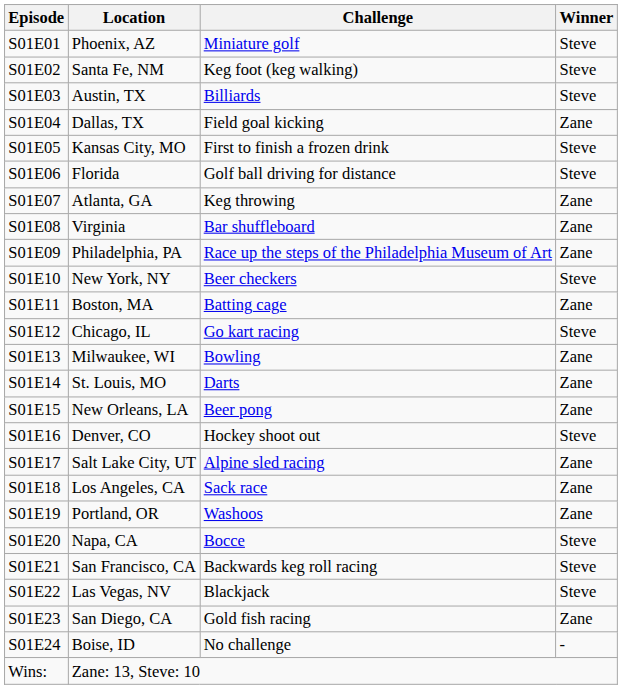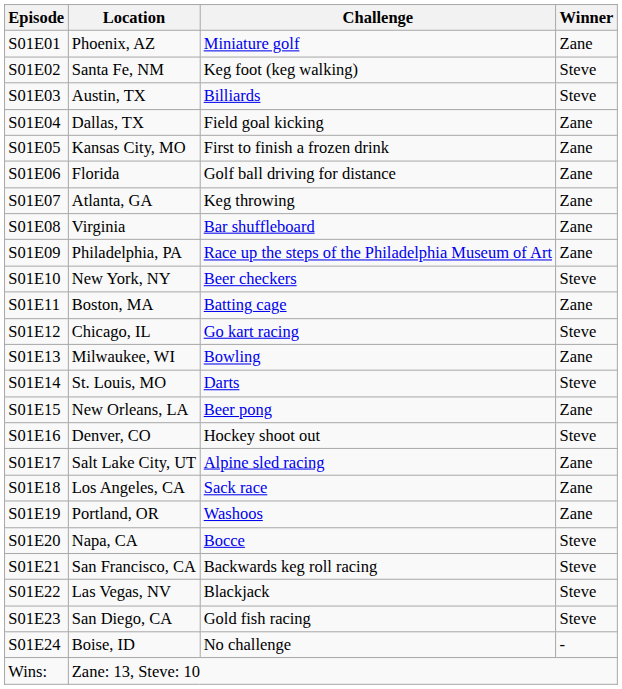(578, 43) Steve -> (576, 43) Zane
(578, 148) Steve -> (576, 148) Zane
(578, 174) Steve -> (576, 174) Zane
(576, 383) Zane -> (578, 383) Steve
(576, 618) Zane -> (578, 618) Steve
